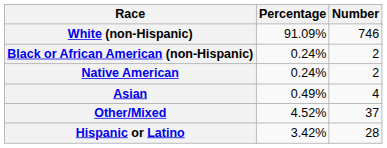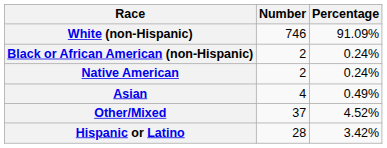columns swapped: (356, 14) <-> (293, 14)
